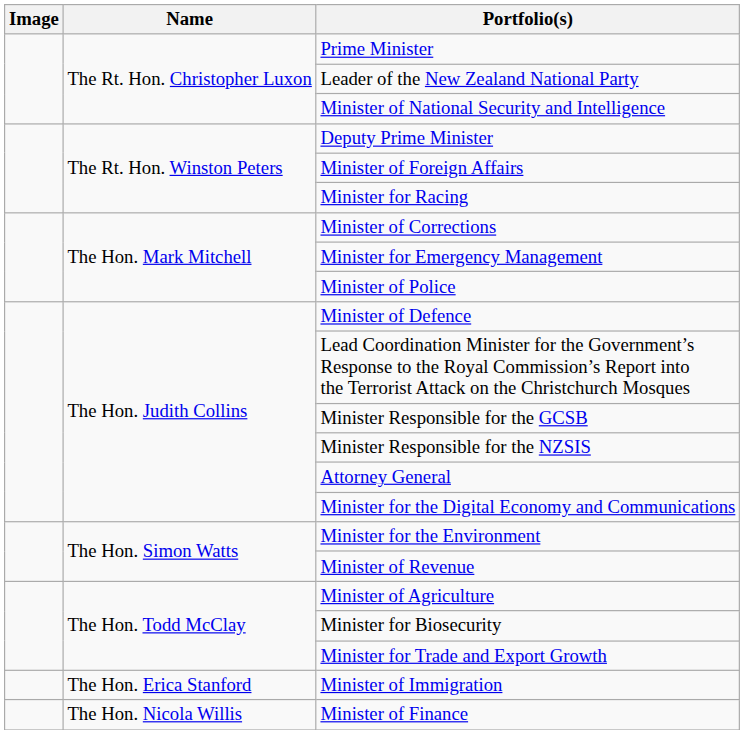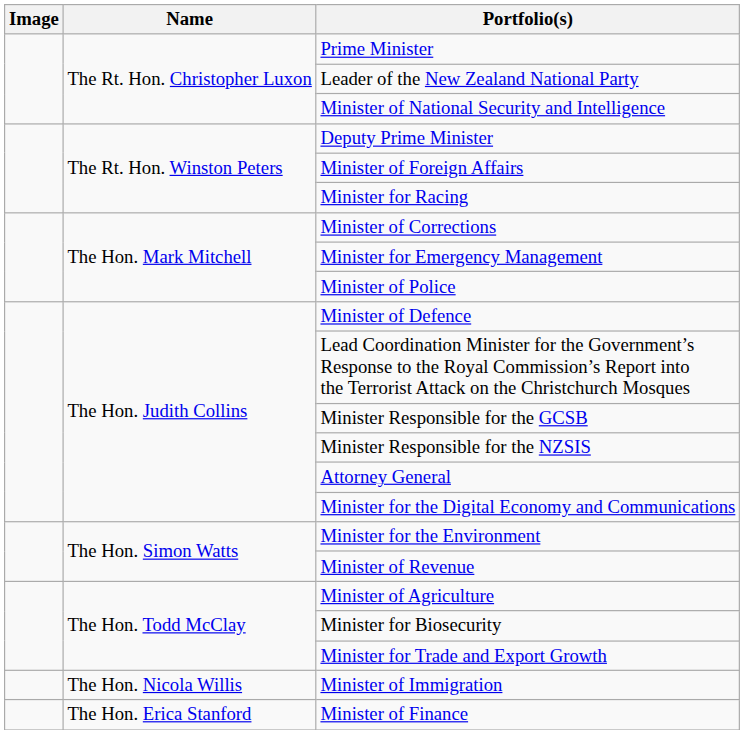(159, 684) The Hon. Erica Stanford -> (155, 684) The Hon. Nicola Willis
(155, 714) The Hon. Nicola Willis -> (159, 714) The Hon. Erica Stanford
